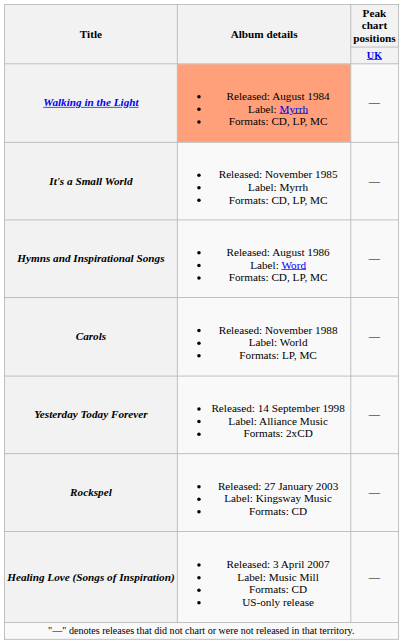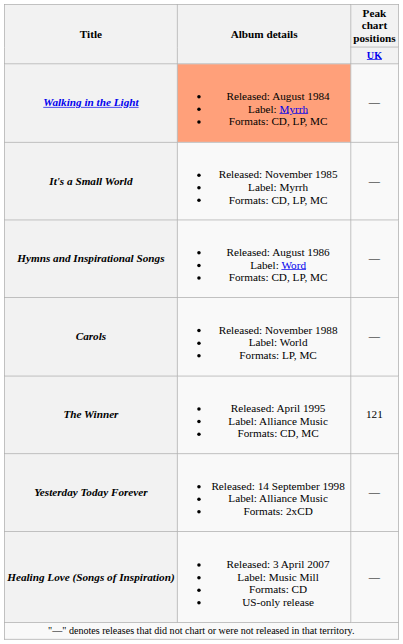+ row: (91, 414)
- row: (91, 492)
